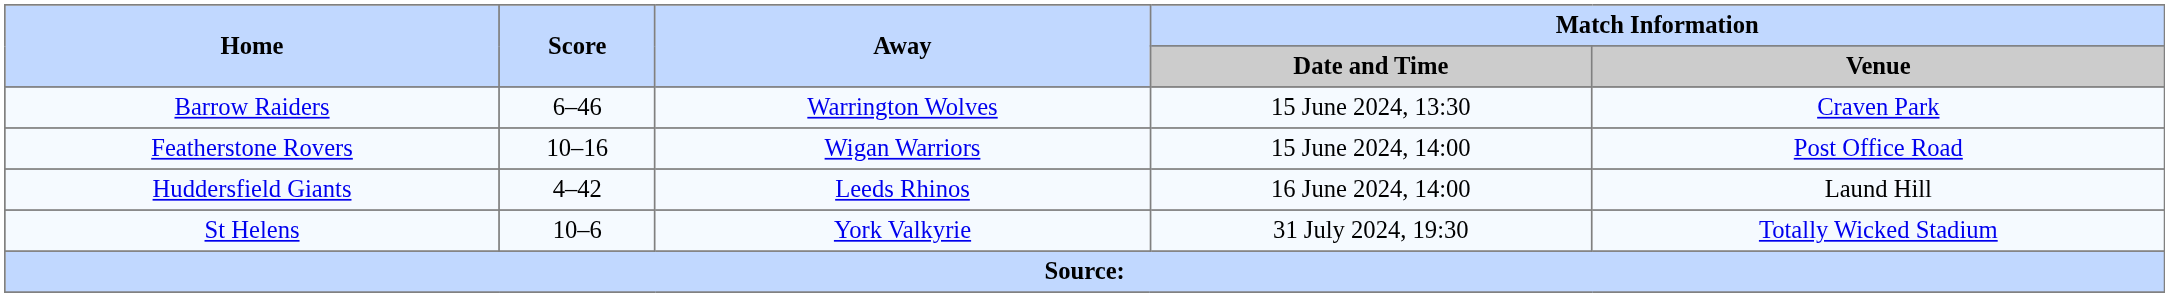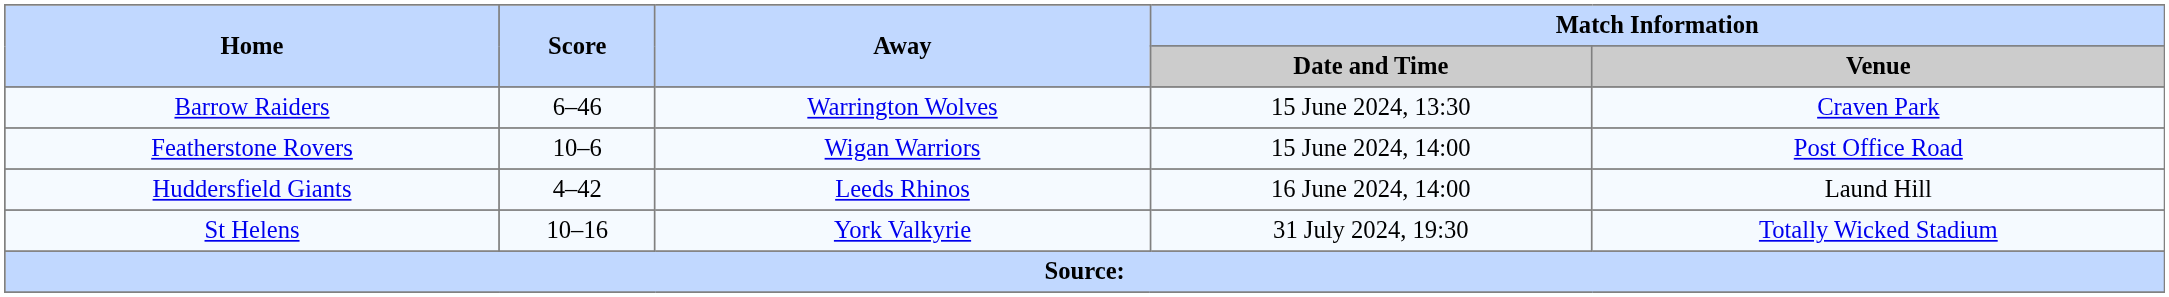(577, 148) 10–16 -> (577, 148) 10–6
(577, 230) 10–6 -> (577, 230) 10–16
